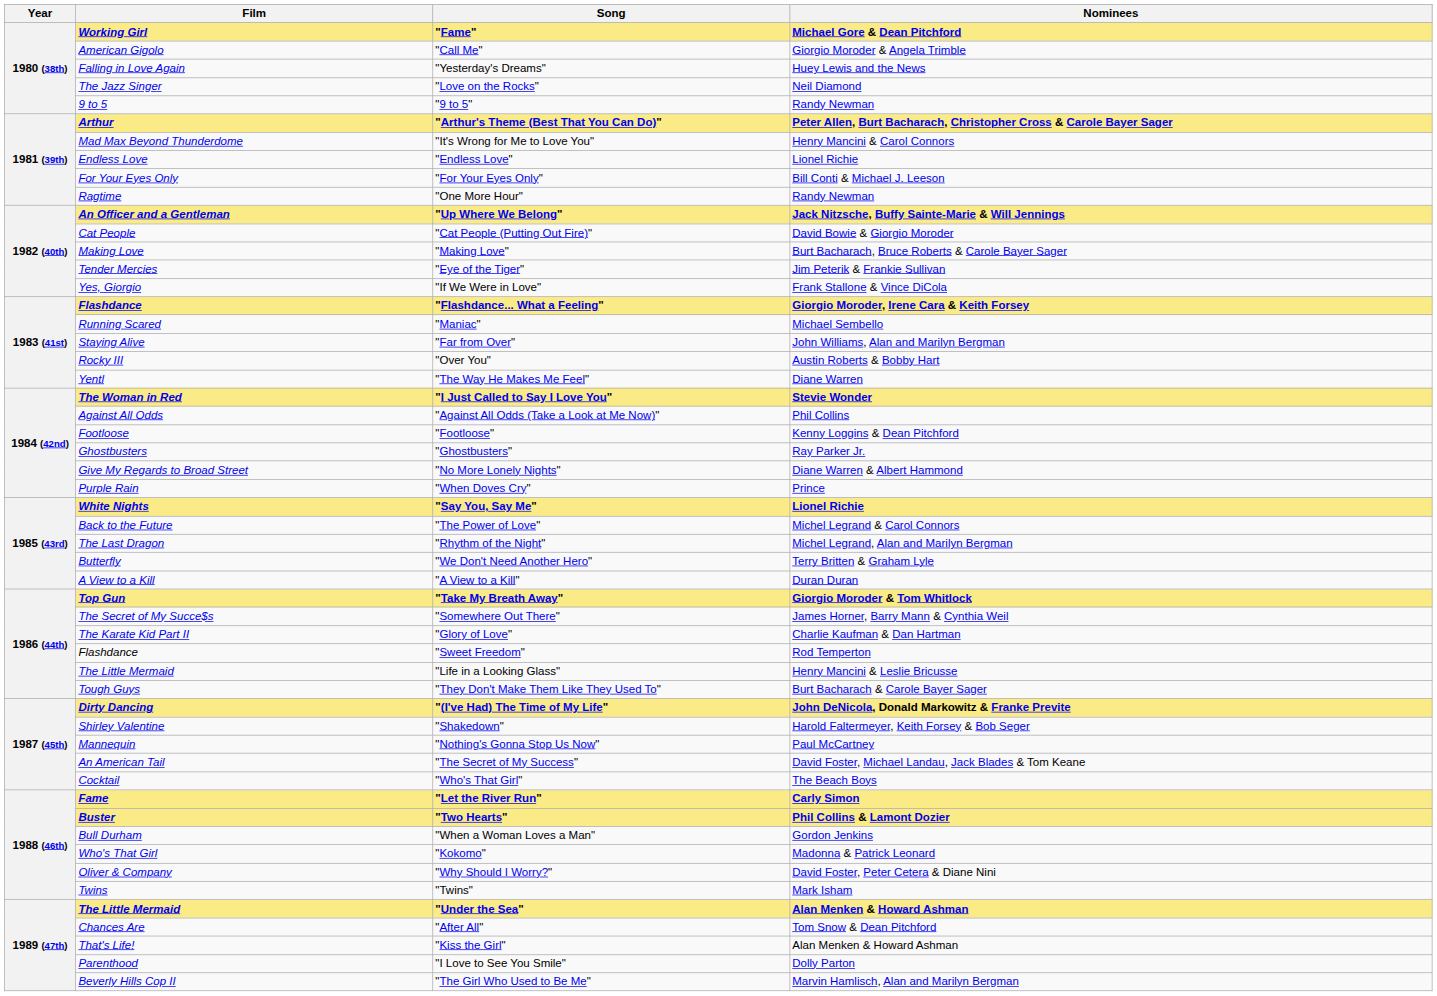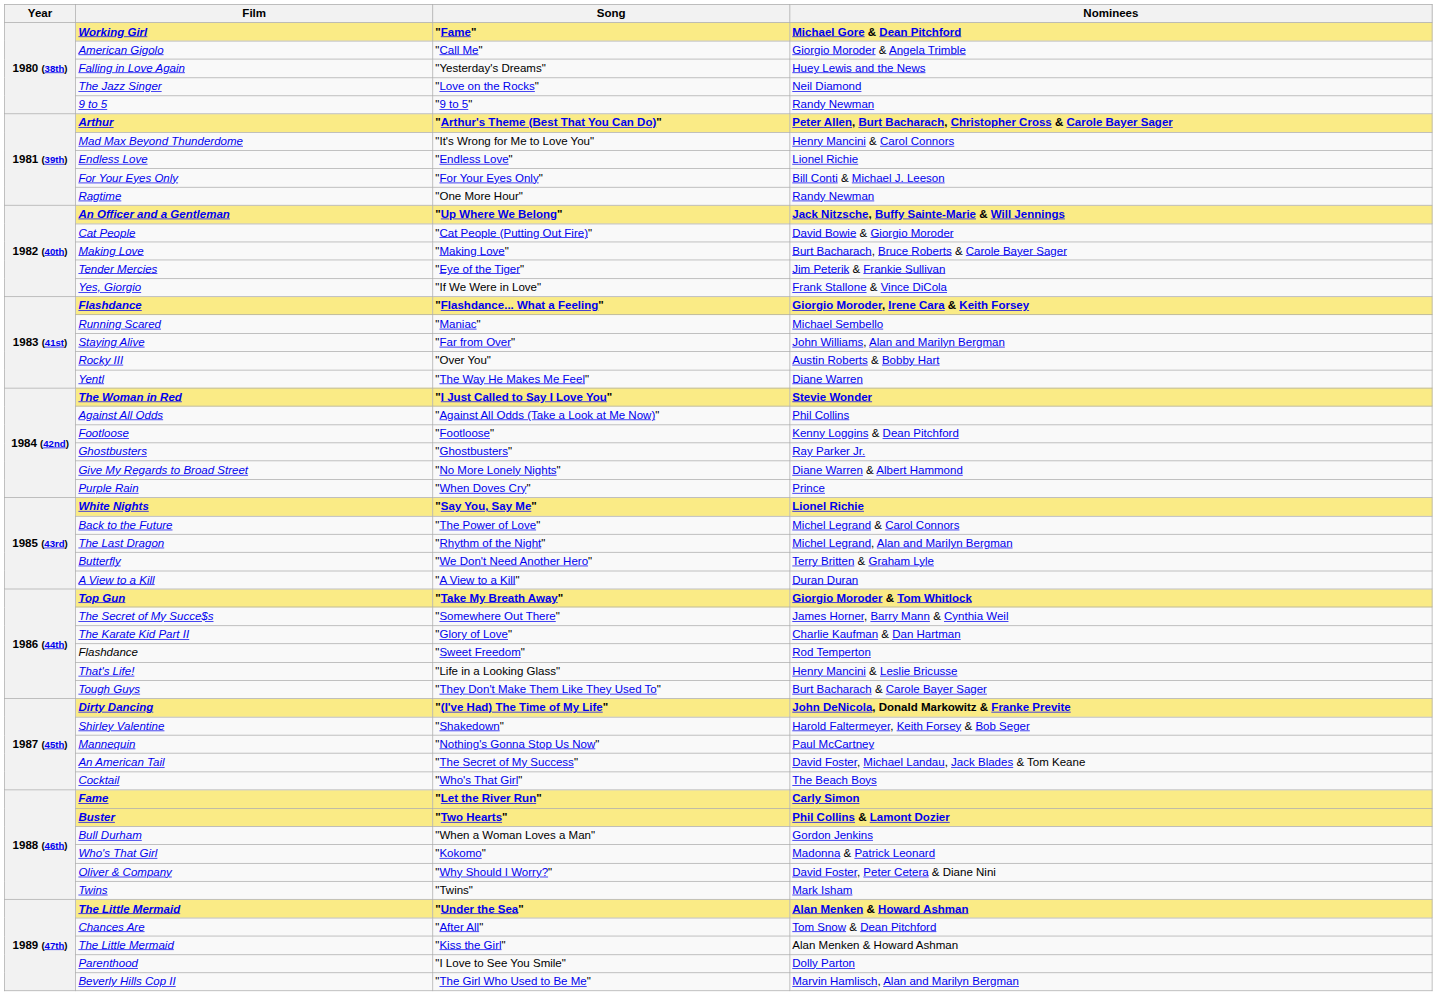(126, 671) The Little Mermaid -> (106, 671) That's Life!
(106, 945) That's Life! -> (126, 945) The Little Mermaid
